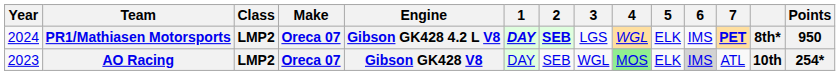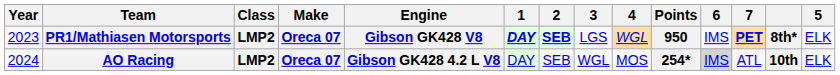columns swapped: (668, 15) <-> (810, 15)
(23, 37) 2024 -> (23, 37) 2023
(424, 37) Gibson GK428 4.2 L V8 -> (424, 37) Gibson GK428 V8
(23, 59) 2023 -> (23, 59) 2024
(424, 59) Gibson GK428 V8 -> (424, 59) Gibson GK428 4.2 L V8
(632, 59) lightgreen background -> (632, 59) no background
